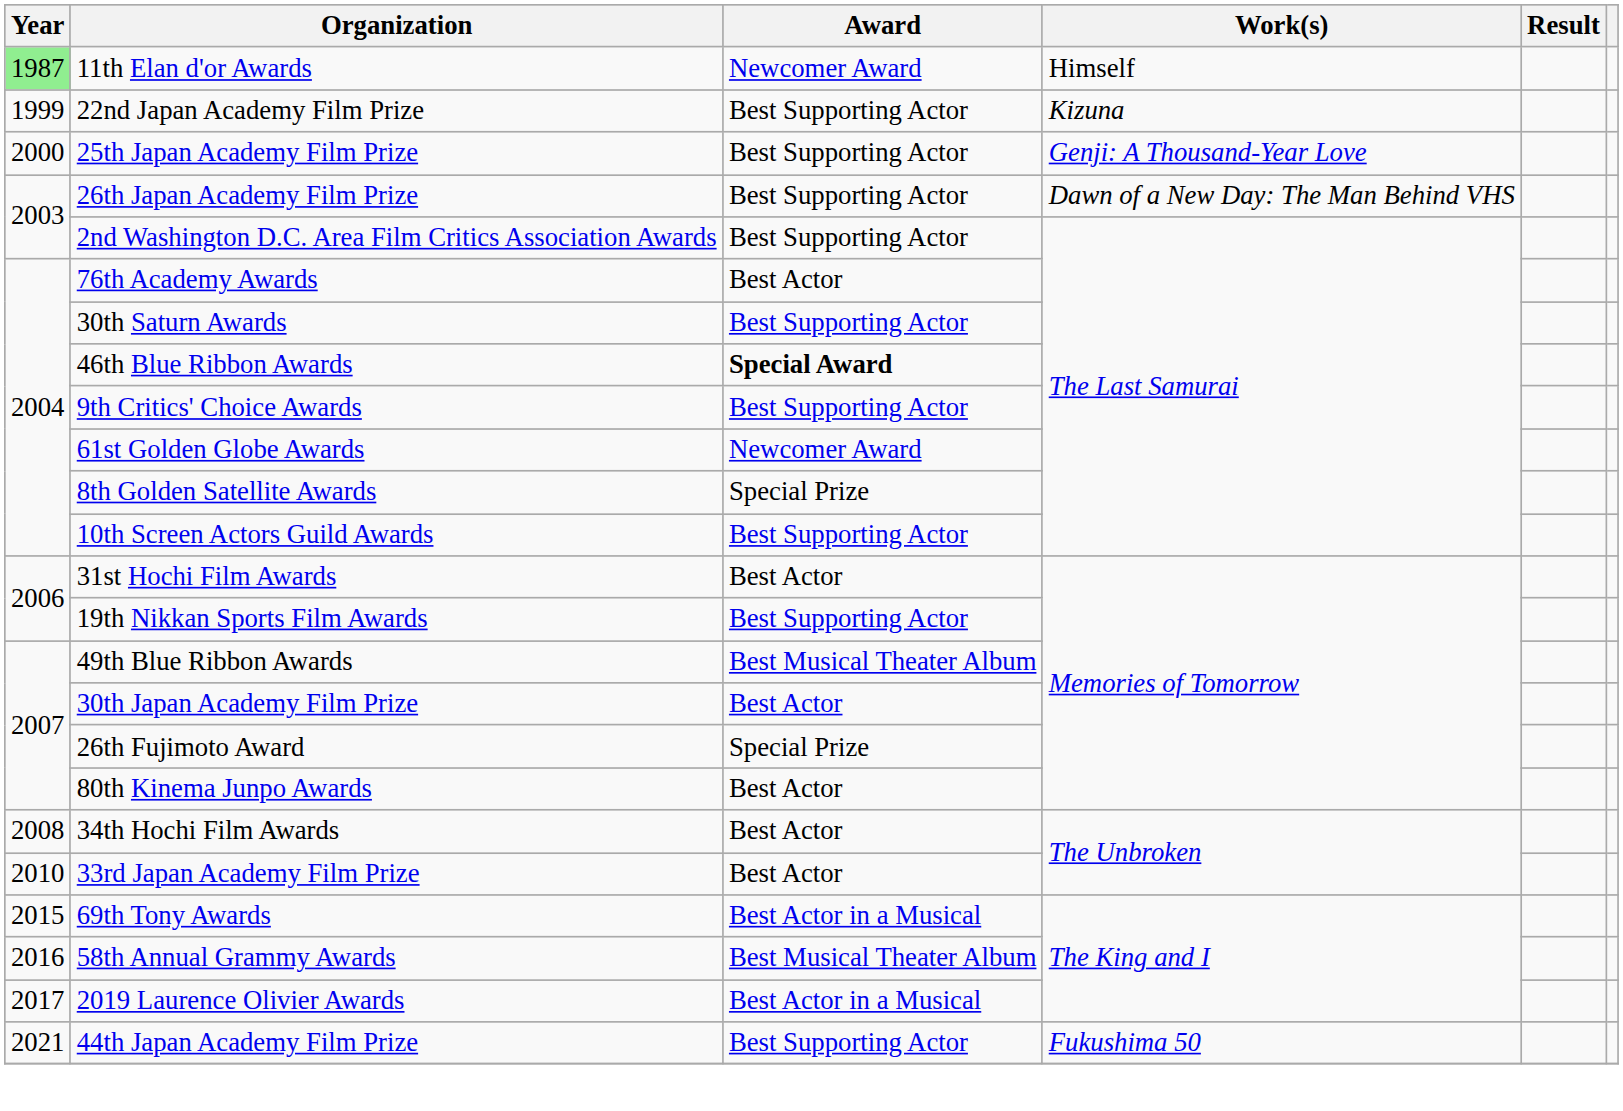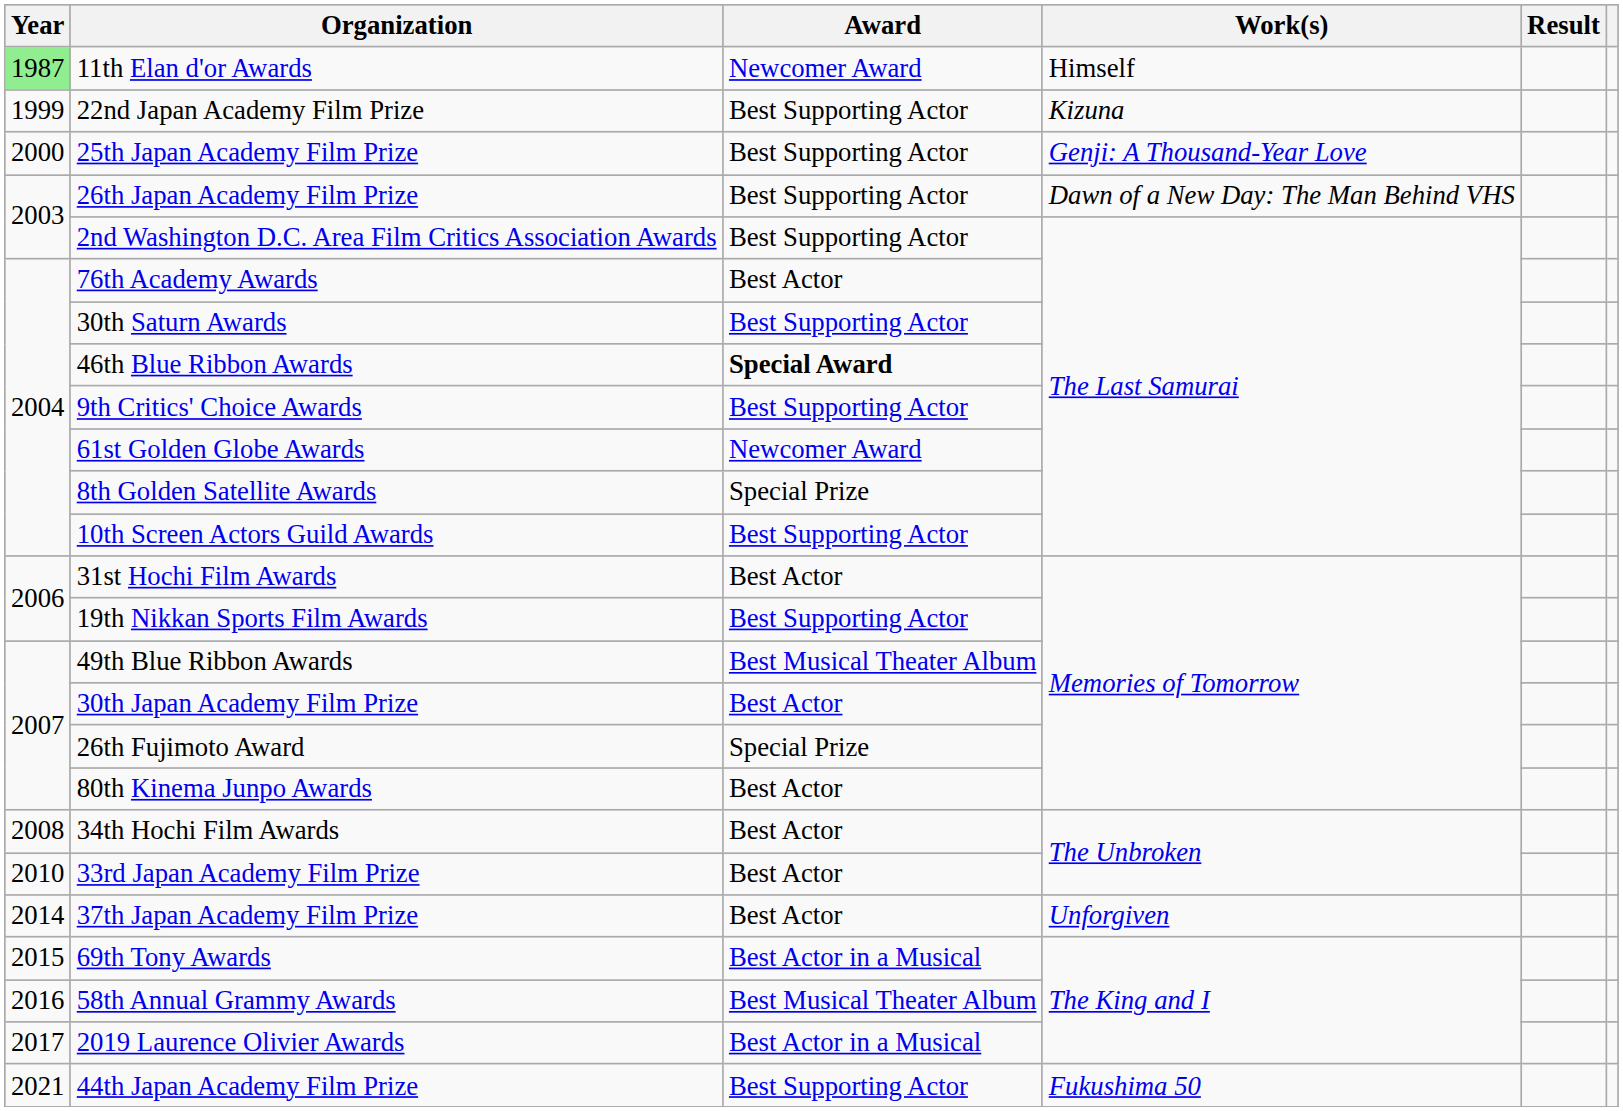+ row: (247, 915)
